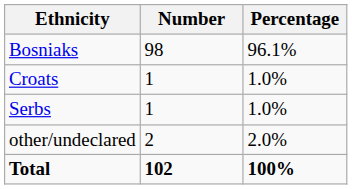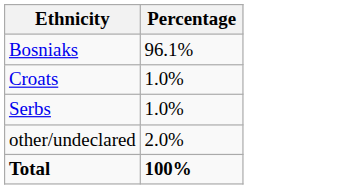- column: (192, 19)
